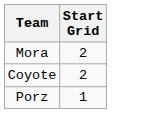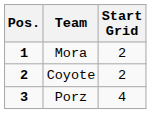+ column: (24, 23)
(83, 97) 1 -> (122, 97) 4
